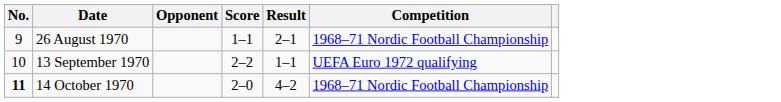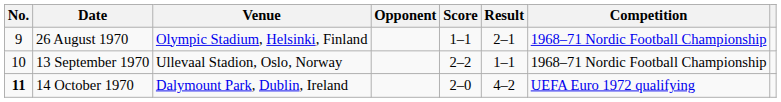+ column: (262, 16)
(395, 62) UEFA Euro 1972 qualifying -> (649, 62) 1968–71 Nordic Football Championship
(430, 85) 1968–71 Nordic Football Championship -> (613, 85) UEFA Euro 1972 qualifying
